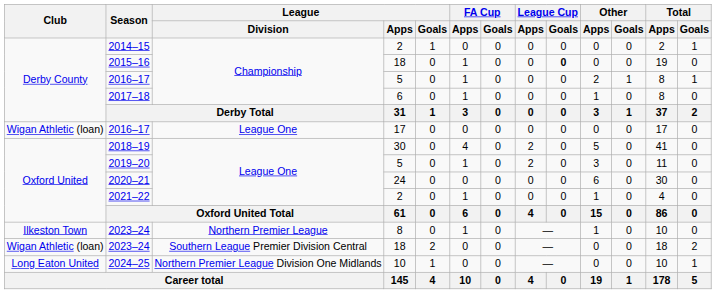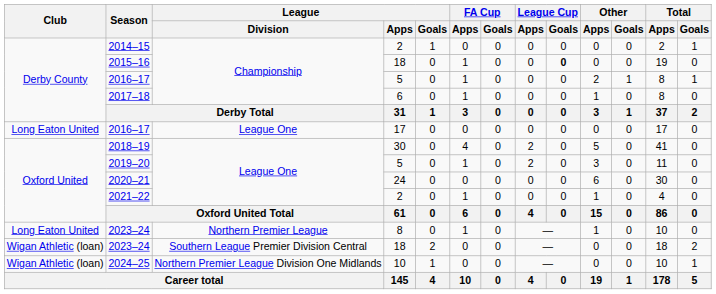(55, 130) Wigan Athletic (loan) -> (55, 130) Long Eaton United
(55, 230) Ilkeston Town -> (55, 230) Long Eaton United
(55, 264) Long Eaton United -> (55, 264) Wigan Athletic (loan)
